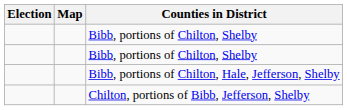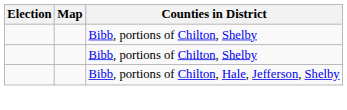- row: (29, 95)
